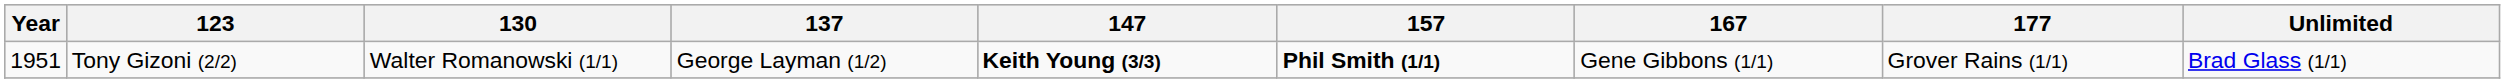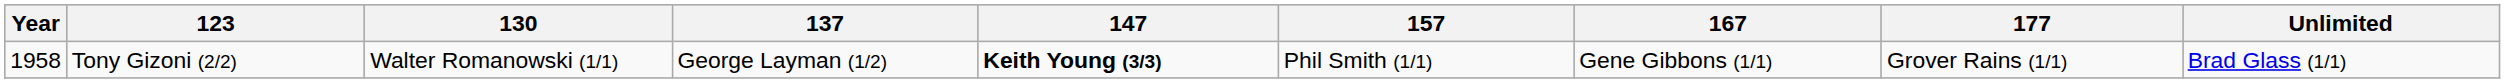(36, 59) 1951 -> (36, 59) 1958
(1361, 59) bold -> (1358, 59) normal
